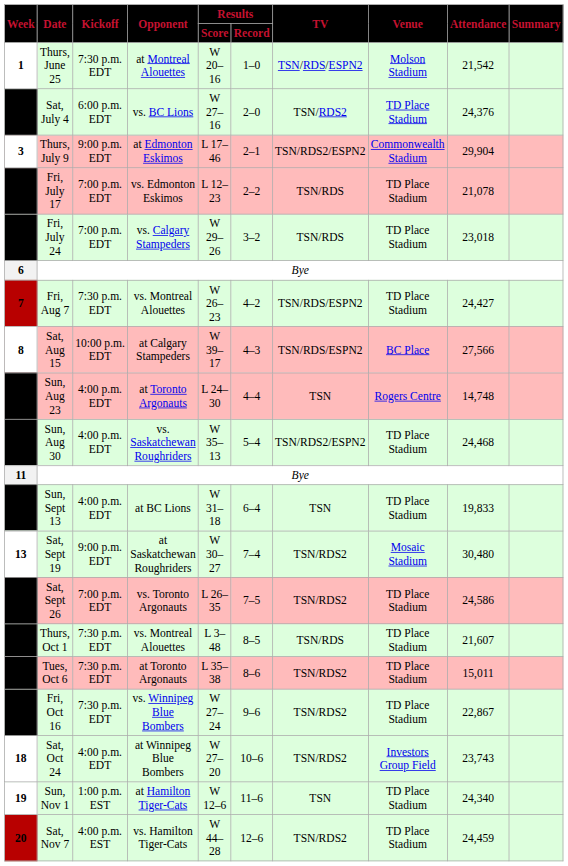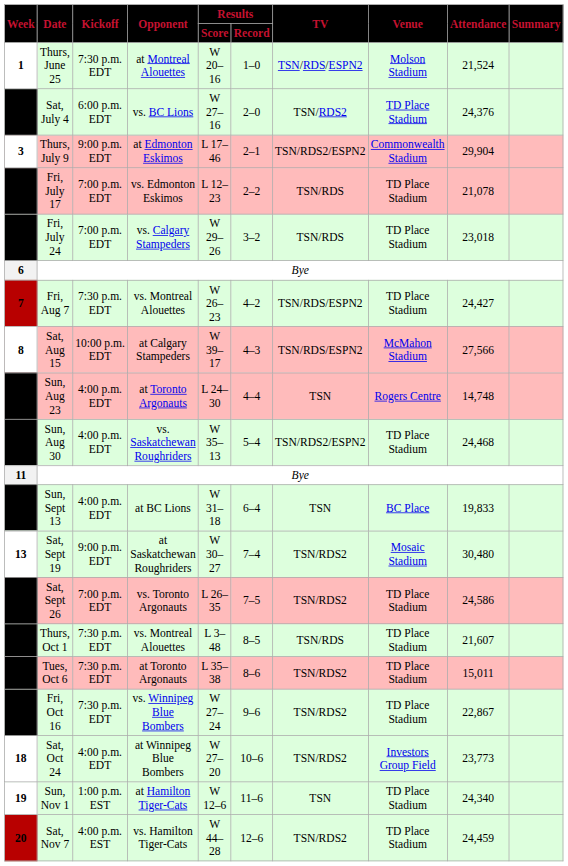(478, 65) 21,542 -> (478, 65) 21,524
(408, 349) BC Place -> (408, 349) McMahon Stadium
(408, 508) TD Place Stadium -> (408, 508) BC Place
(478, 759) 23,743 -> (478, 759) 23,773
